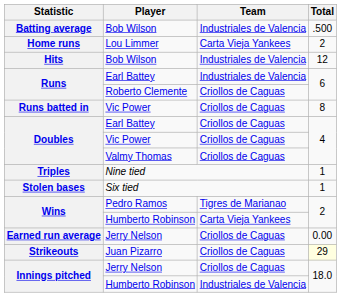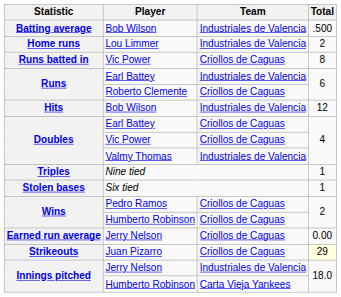(245, 44) Carta Vieja Yankees -> (253, 44) Industriales de Valencia
rows swapped: (54, 108) <-> (54, 60)
(242, 156) Criollos de Caguas -> (253, 156) Industriales de Valencia
(243, 204) Tigres de Marianao -> (242, 204) Criollos de Caguas
(245, 220) Carta Vieja Yankees -> (242, 220) Criollos de Caguas
(242, 268) Criollos de Caguas -> (253, 268) Industriales de Valencia
(253, 284) Industriales de Valencia -> (245, 284) Carta Vieja Yankees
